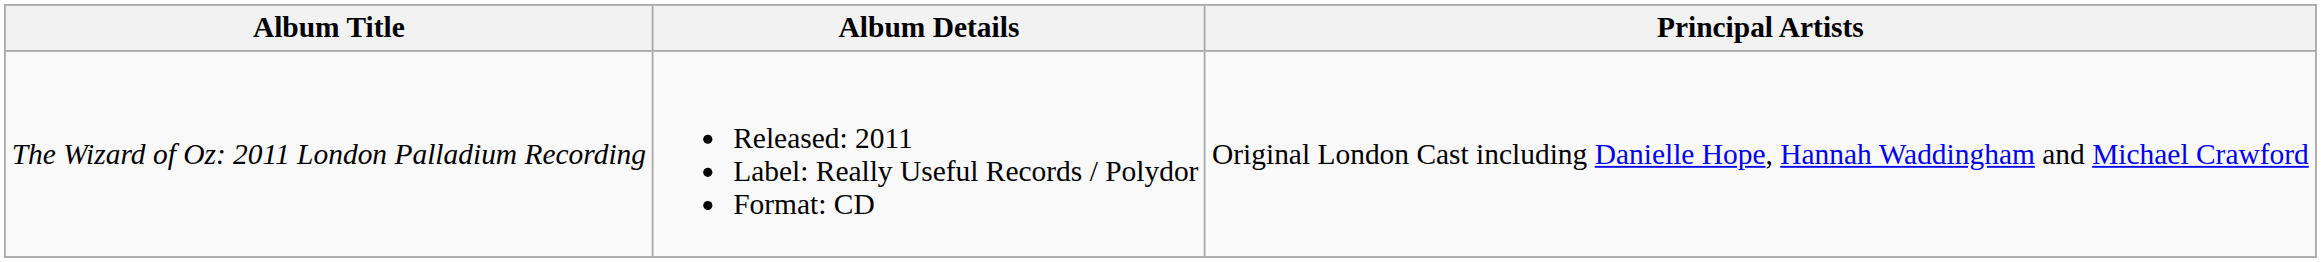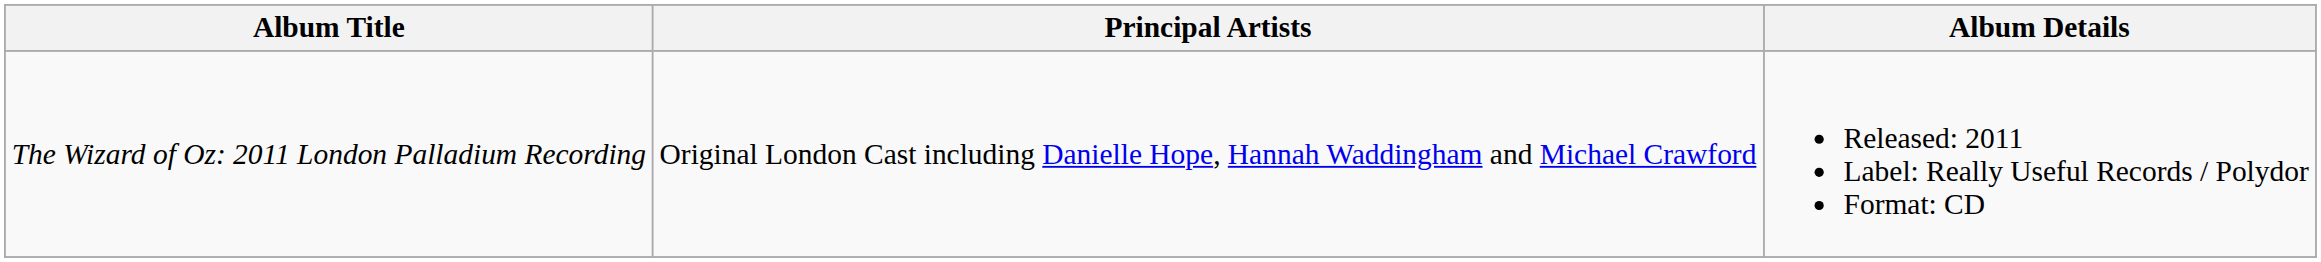columns swapped: (1760, 27) <-> (929, 27)
